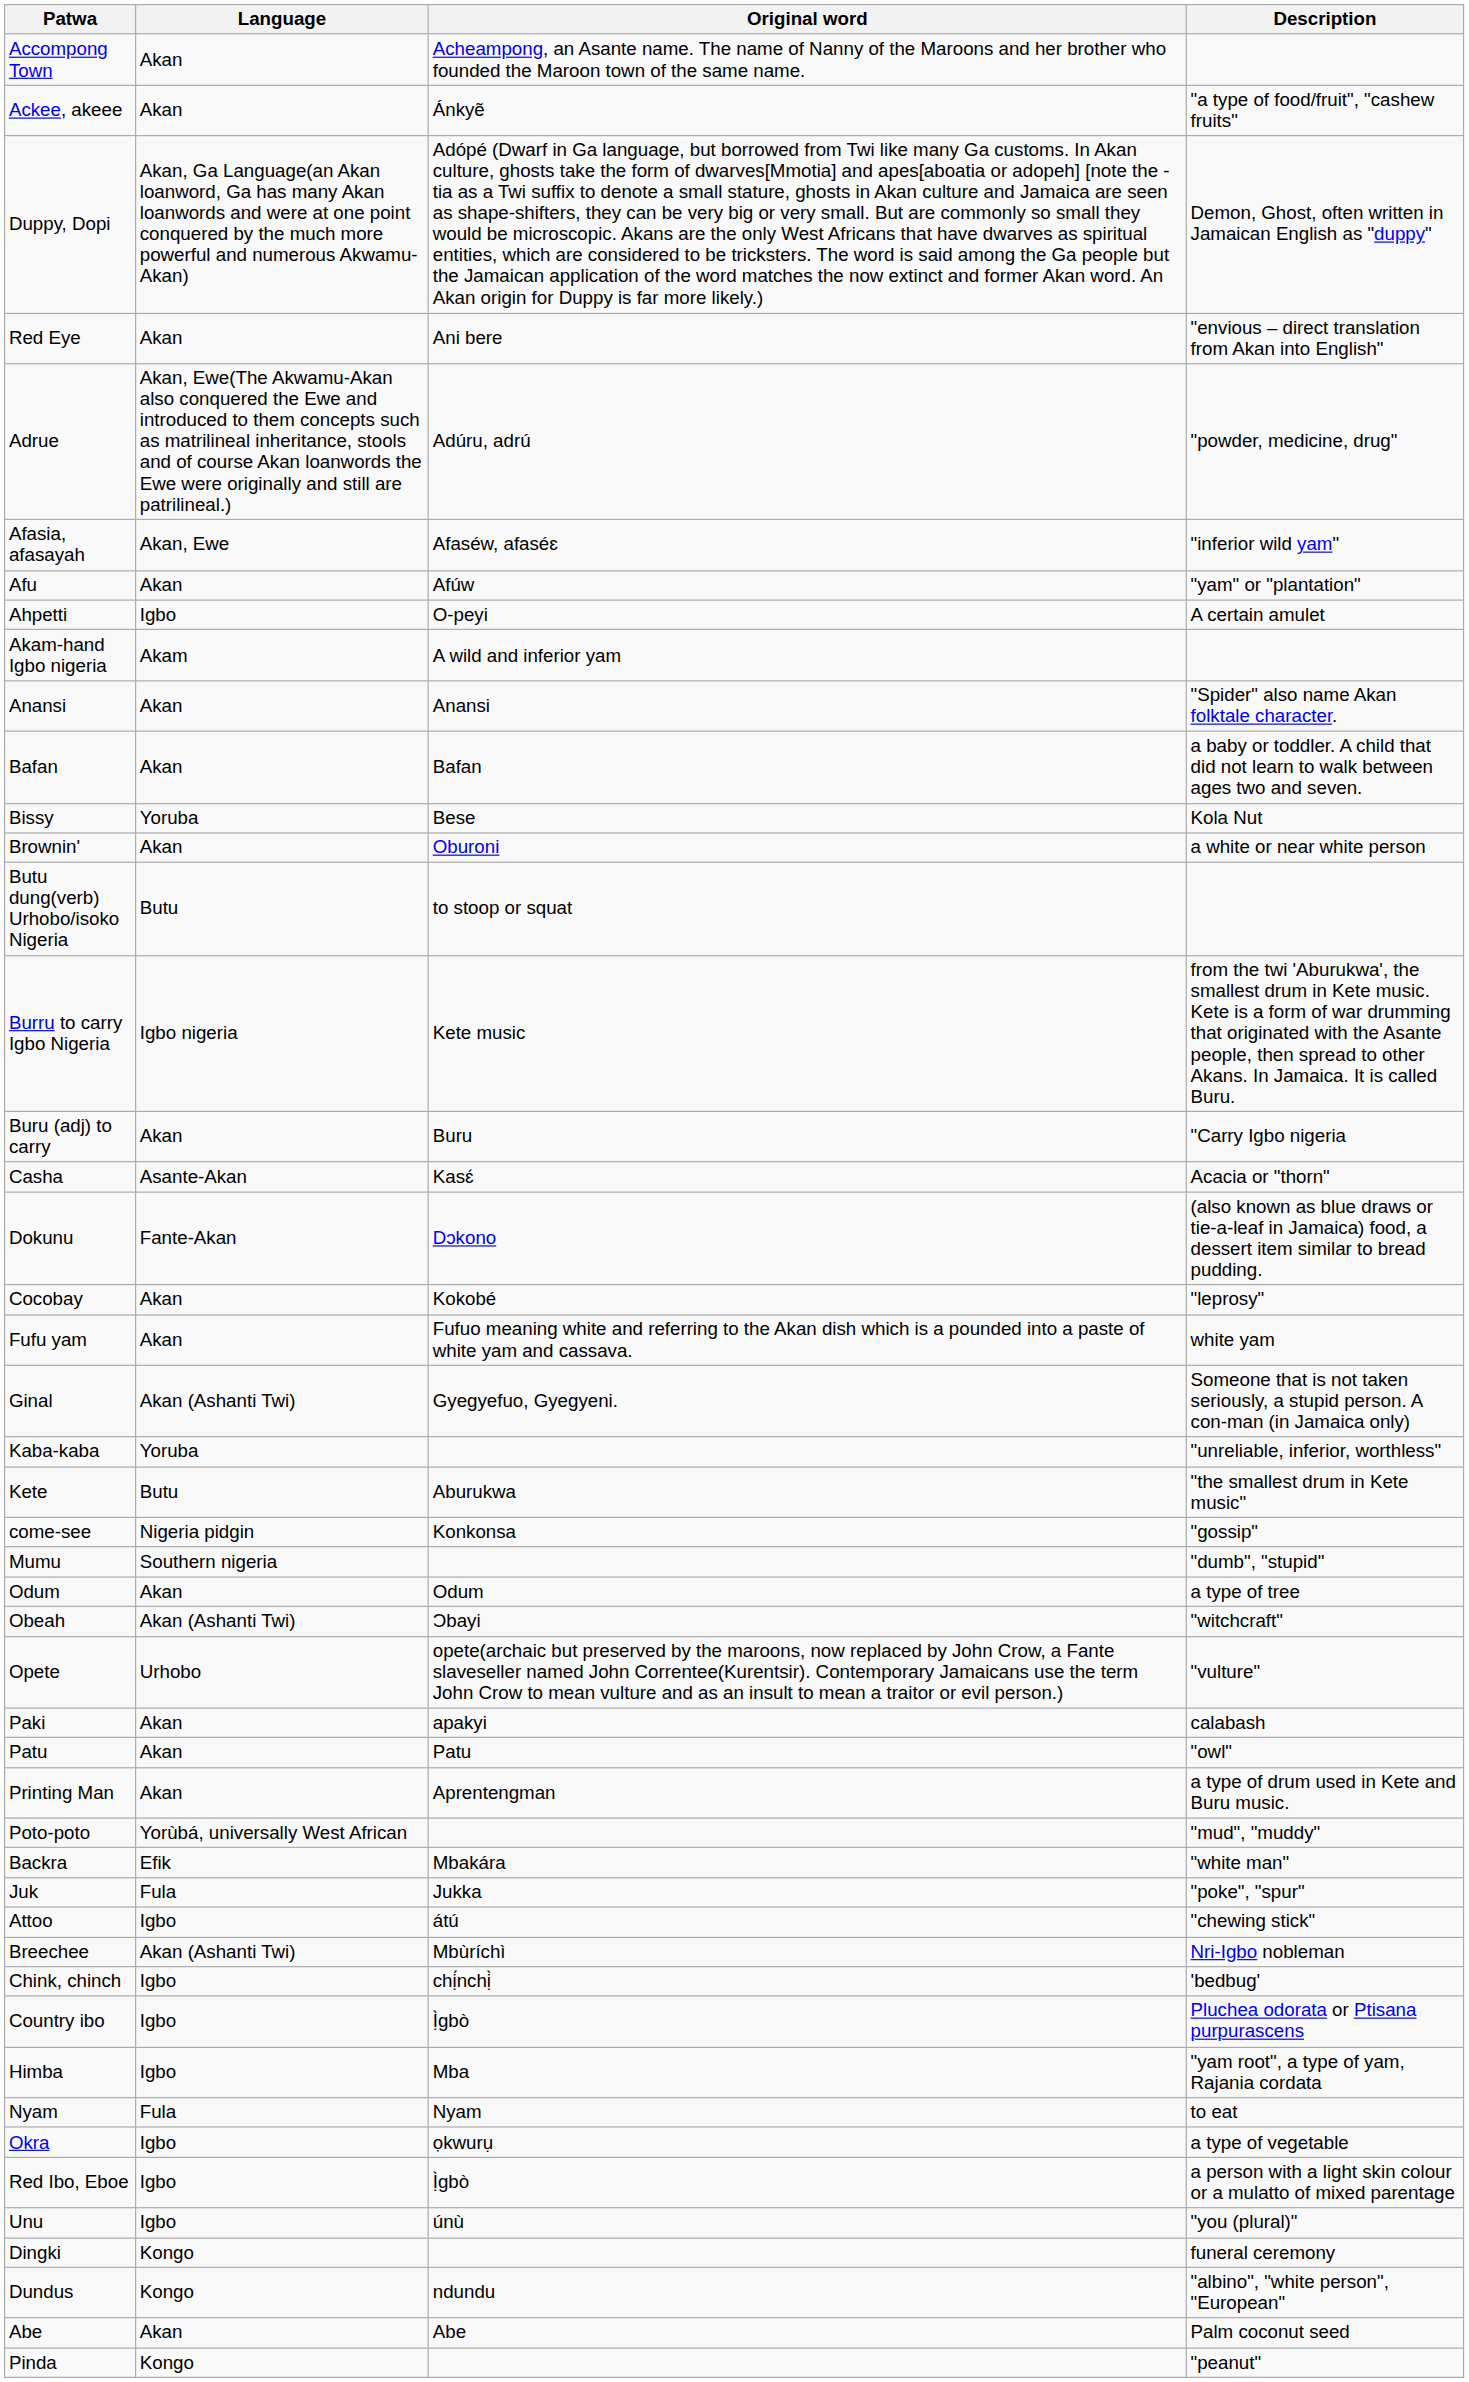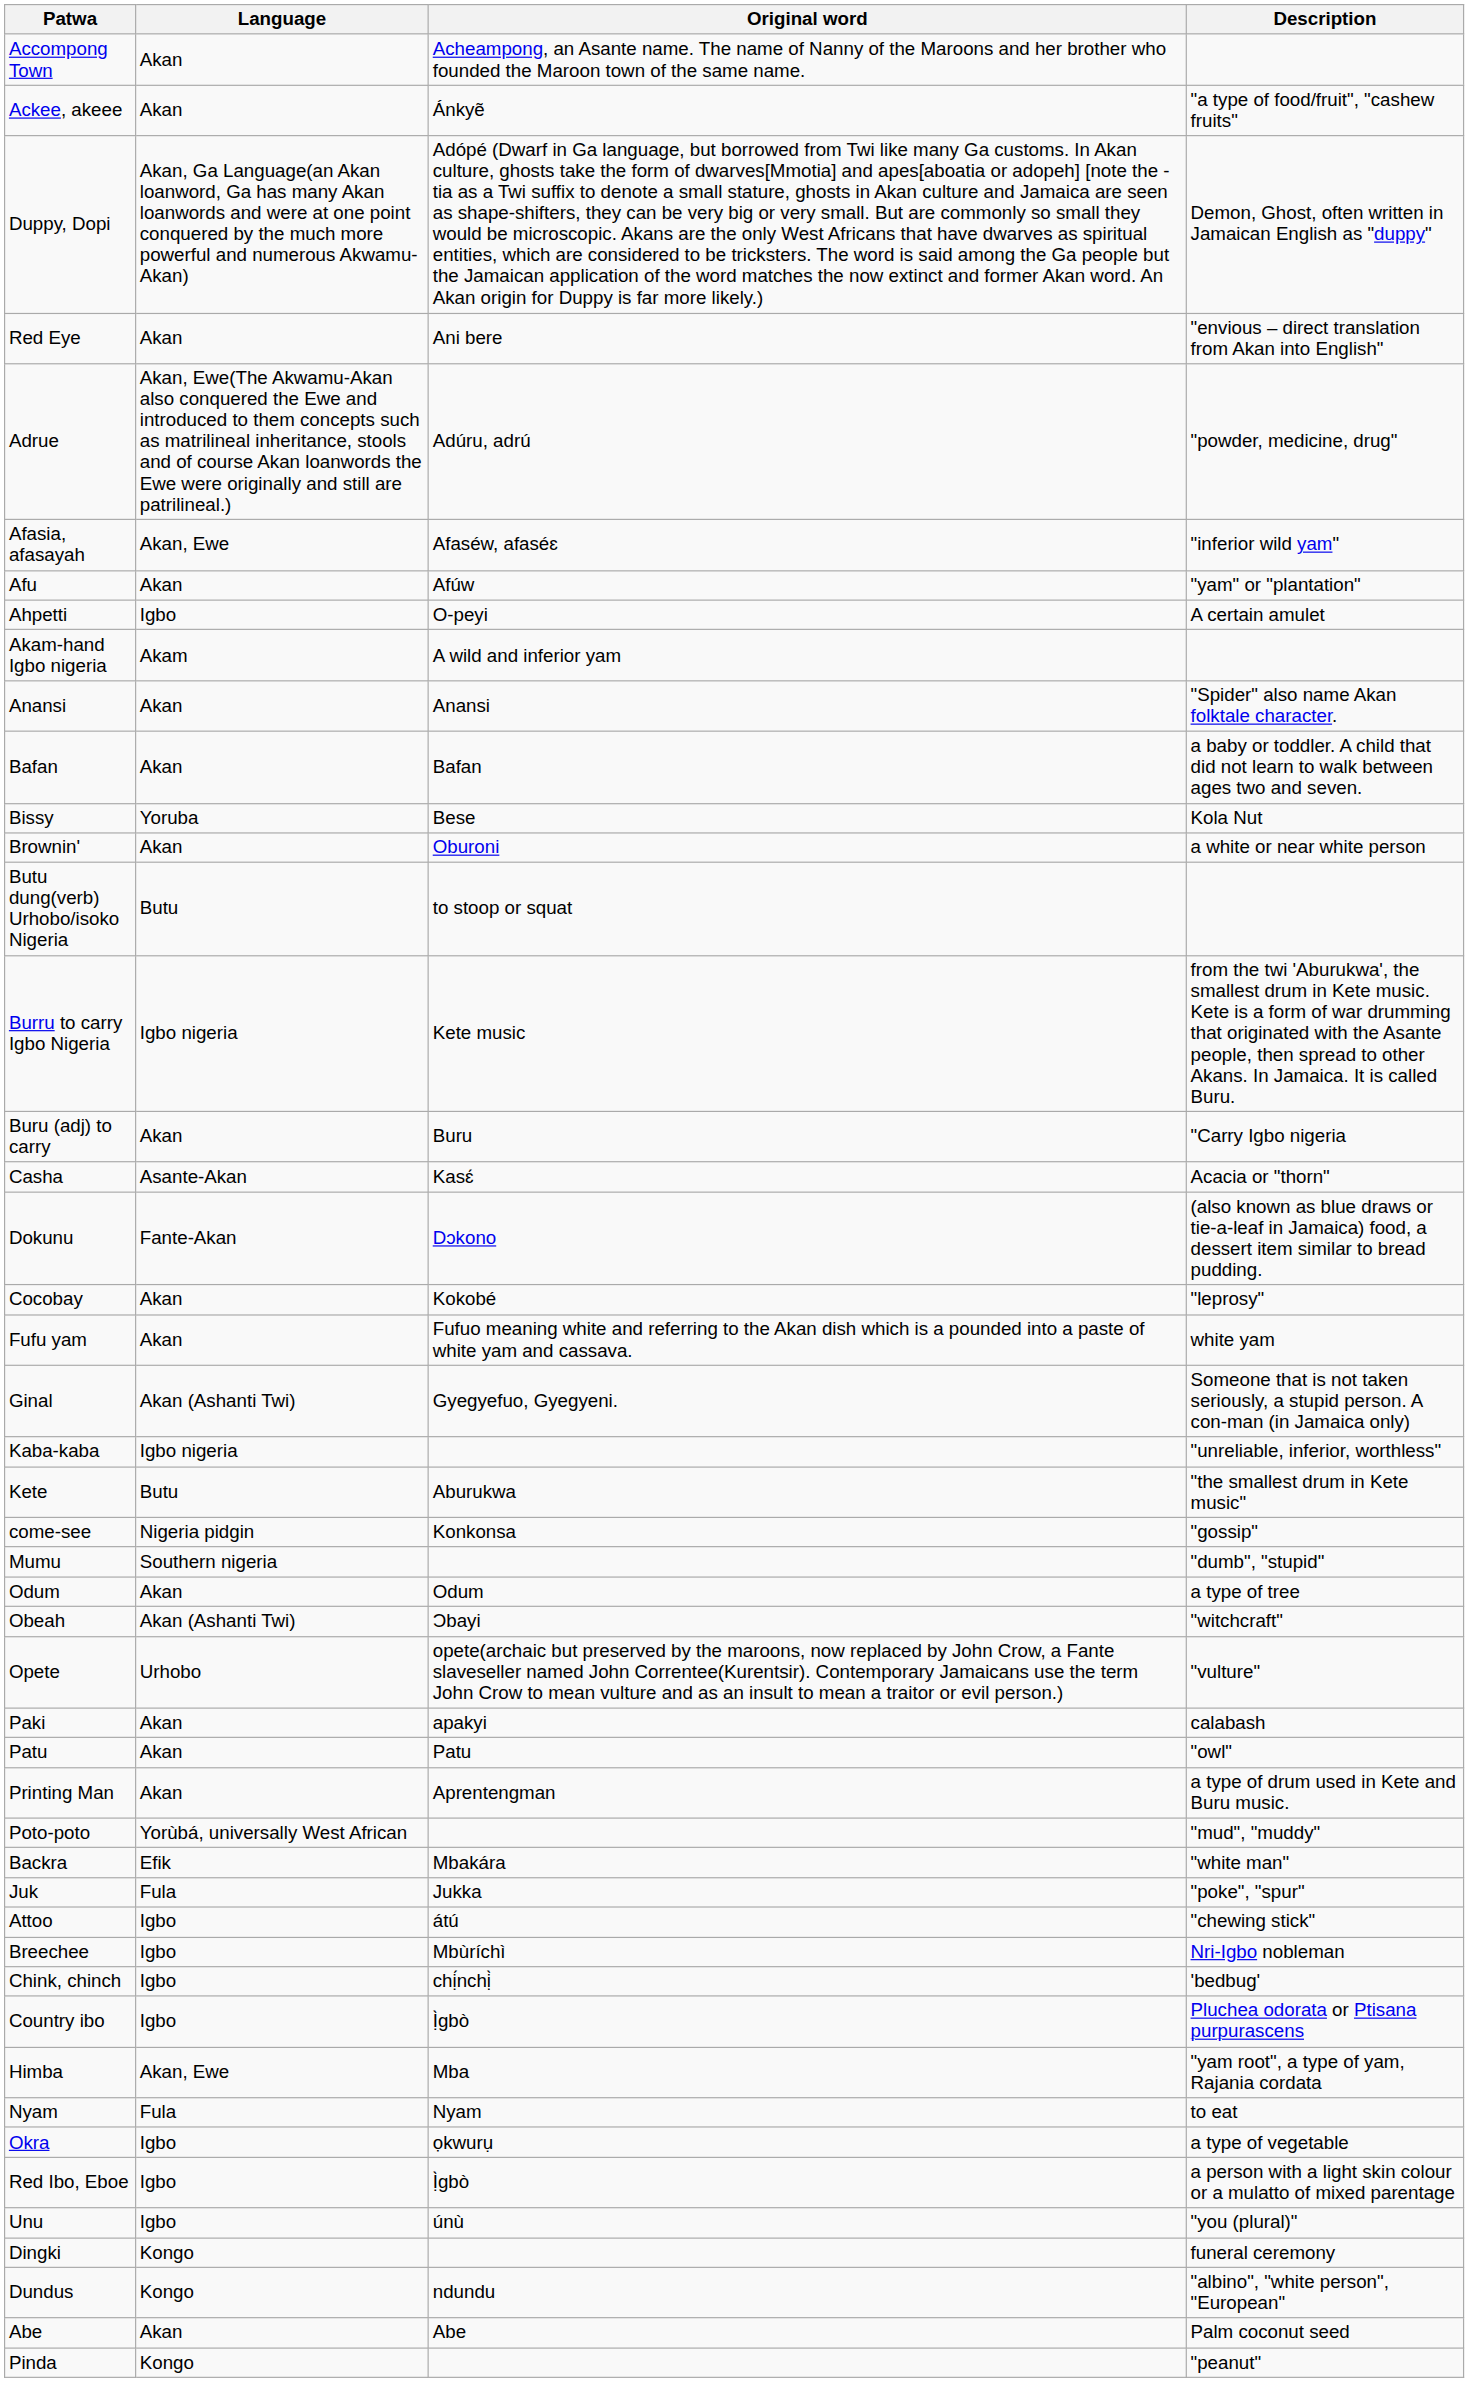(169, 1451) Yoruba -> (189, 1451) Igbo nigeria
(218, 1951) Akan (Ashanti Twi) -> (158, 1951) Igbo
(158, 2072) Igbo -> (184, 2072) Akan, Ewe
